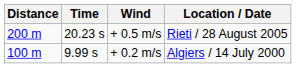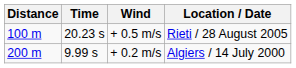(24, 33) 200 m -> (24, 33) 100 m
(24, 53) 100 m -> (24, 53) 200 m
